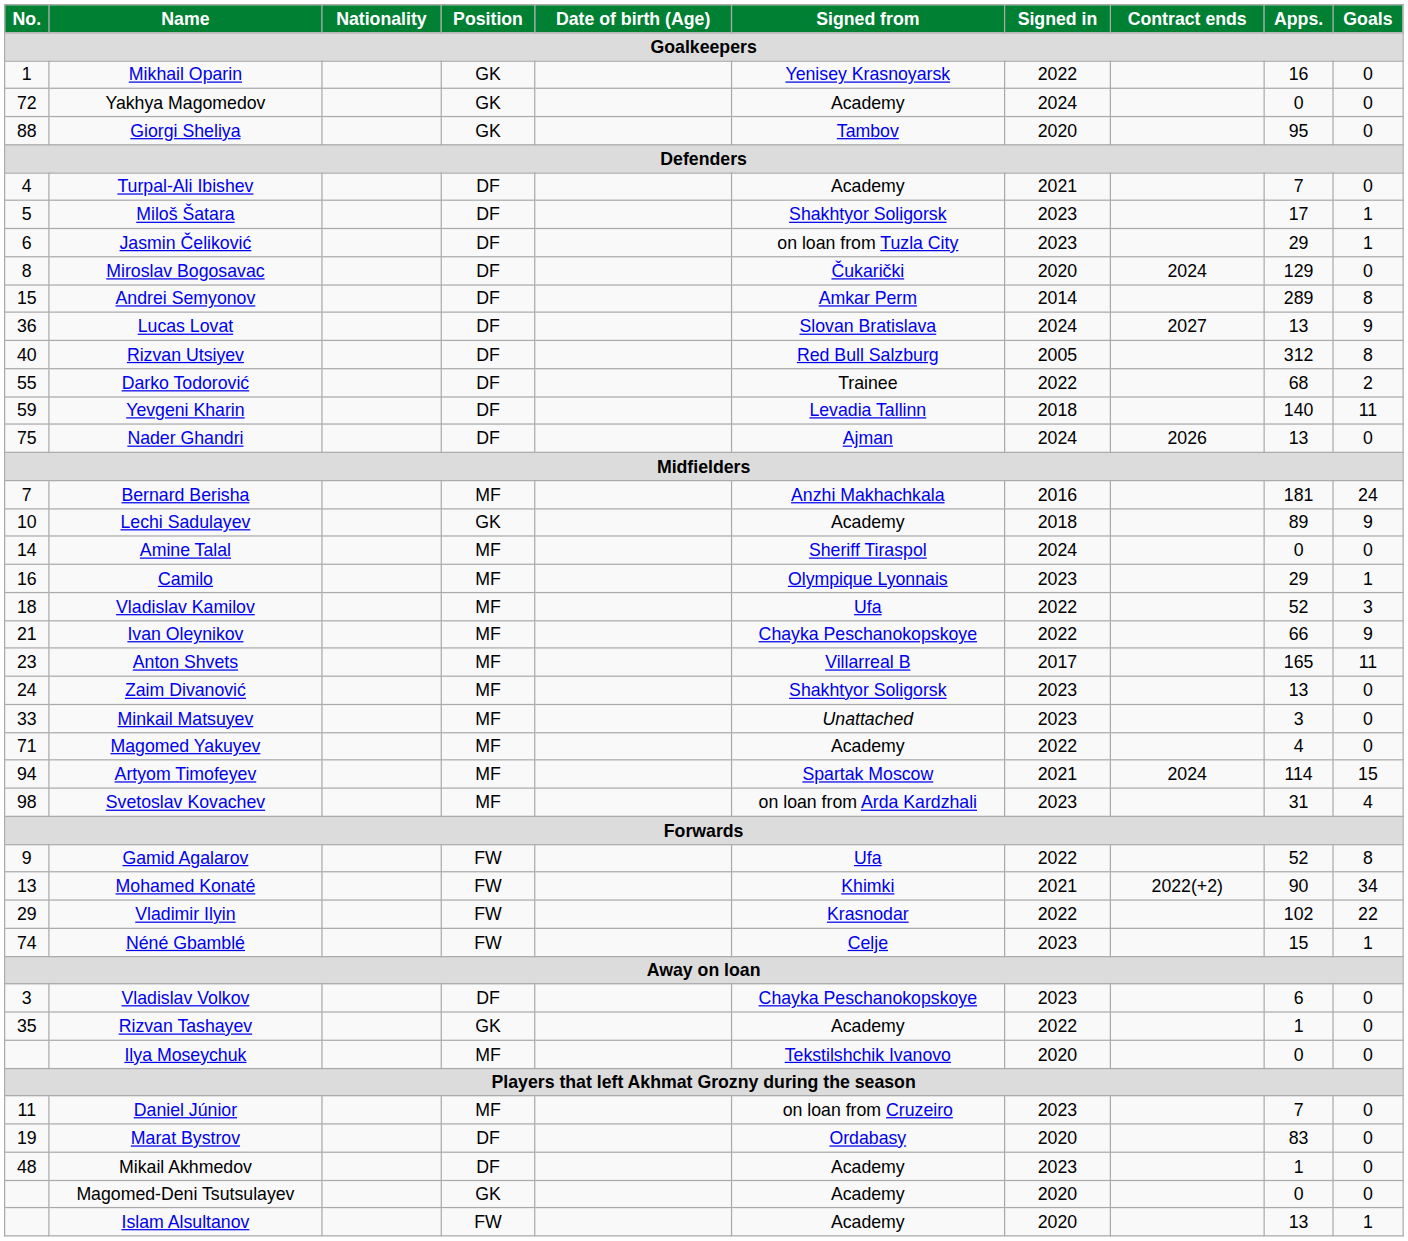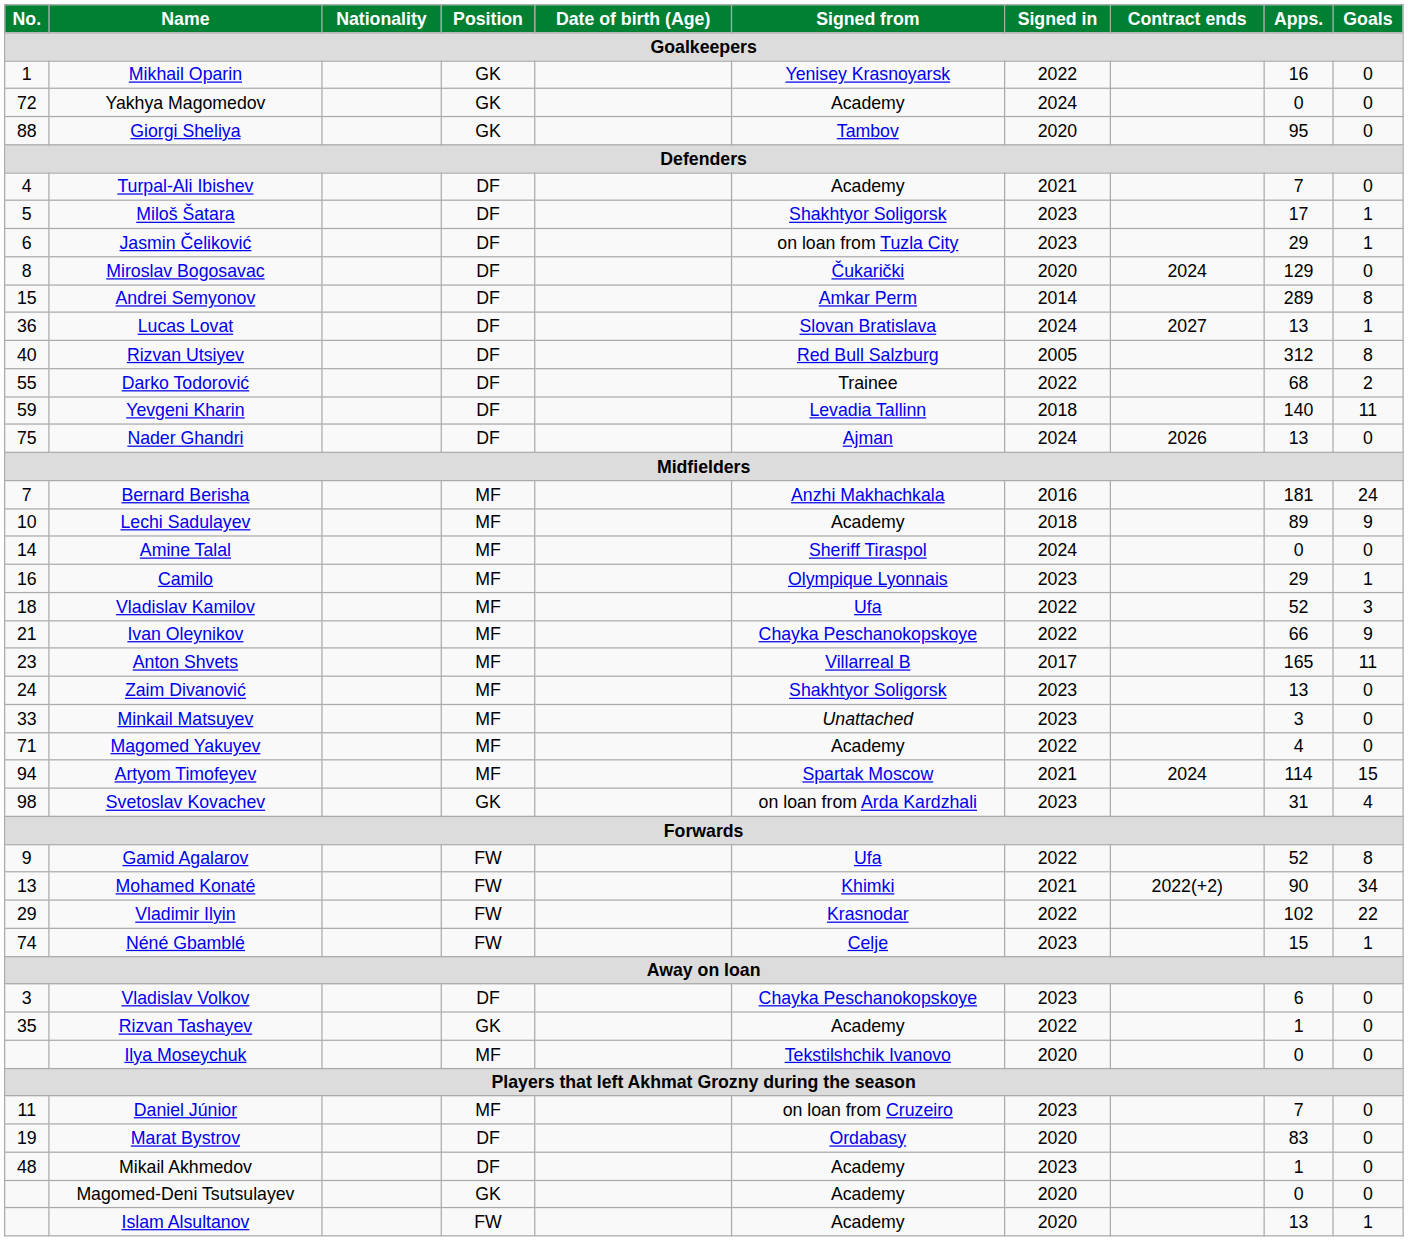(1368, 327) 9 -> (1368, 327) 1
(488, 523) GK -> (488, 523) MF
(488, 803) MF -> (488, 803) GK
